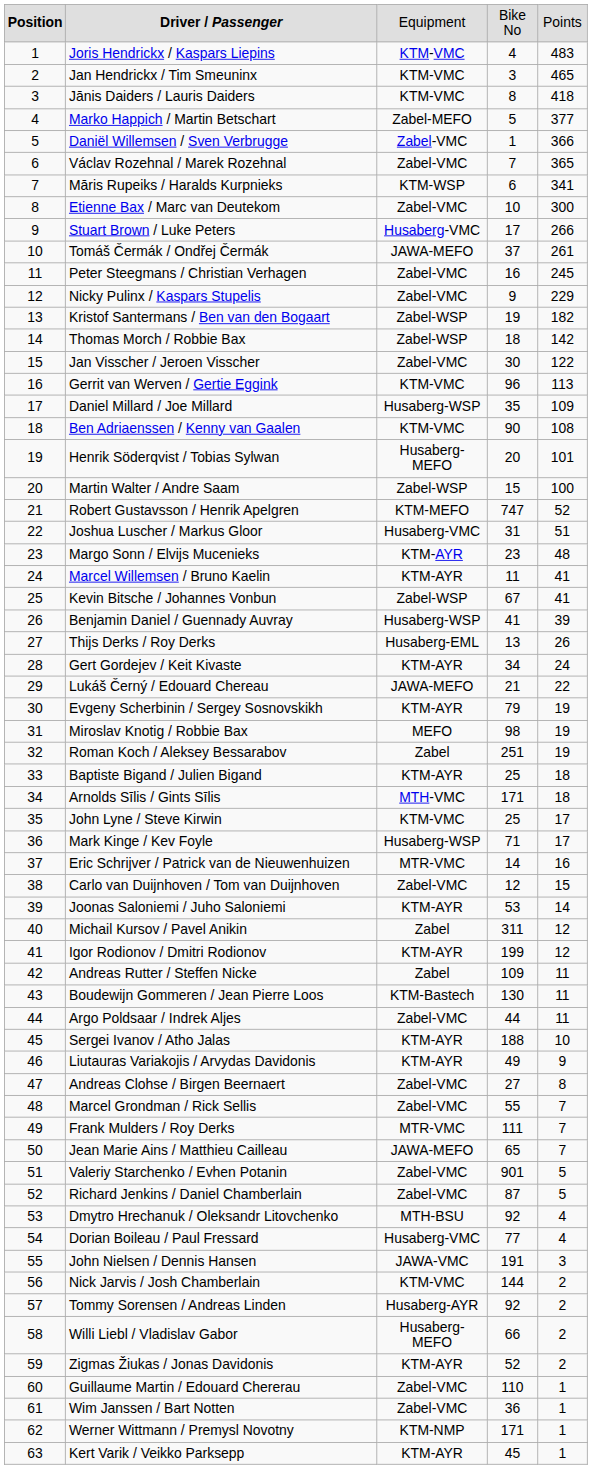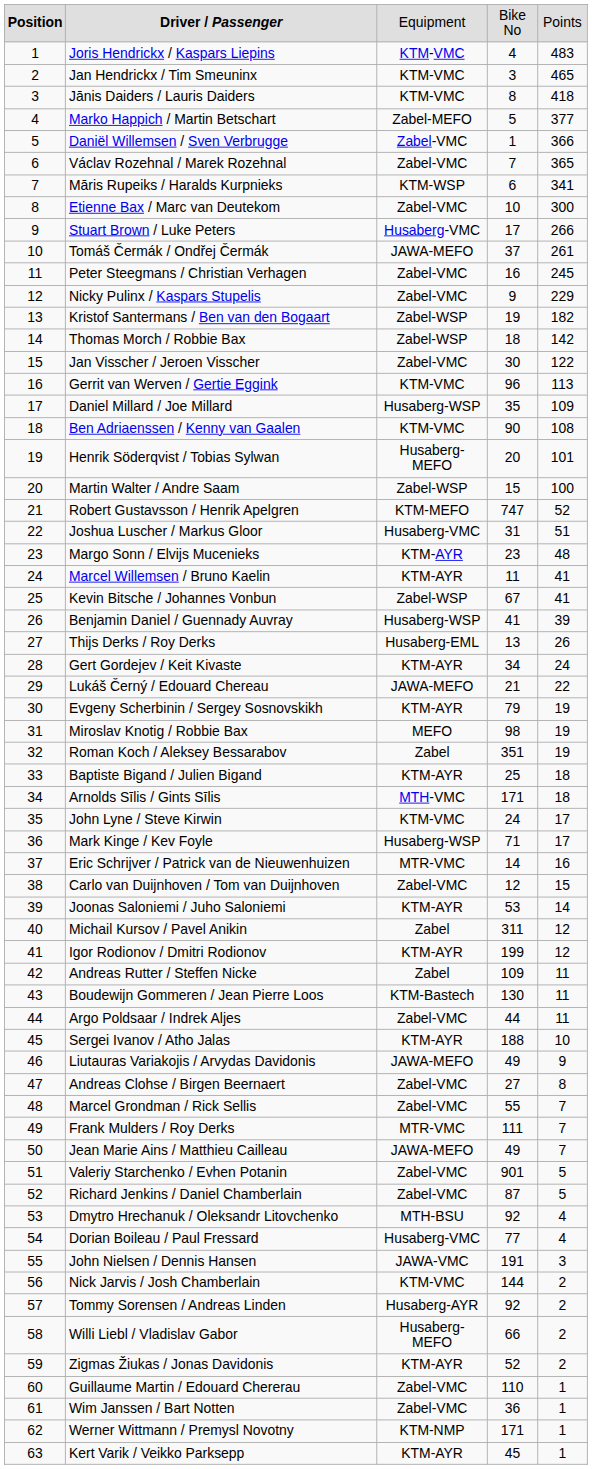(512, 753) 251 -> (512, 753) 351
(512, 819) 25 -> (512, 819) 24
(432, 1062) KTM-AYR -> (432, 1062) JAWA-MEFO
(512, 1150) 65 -> (512, 1150) 49
